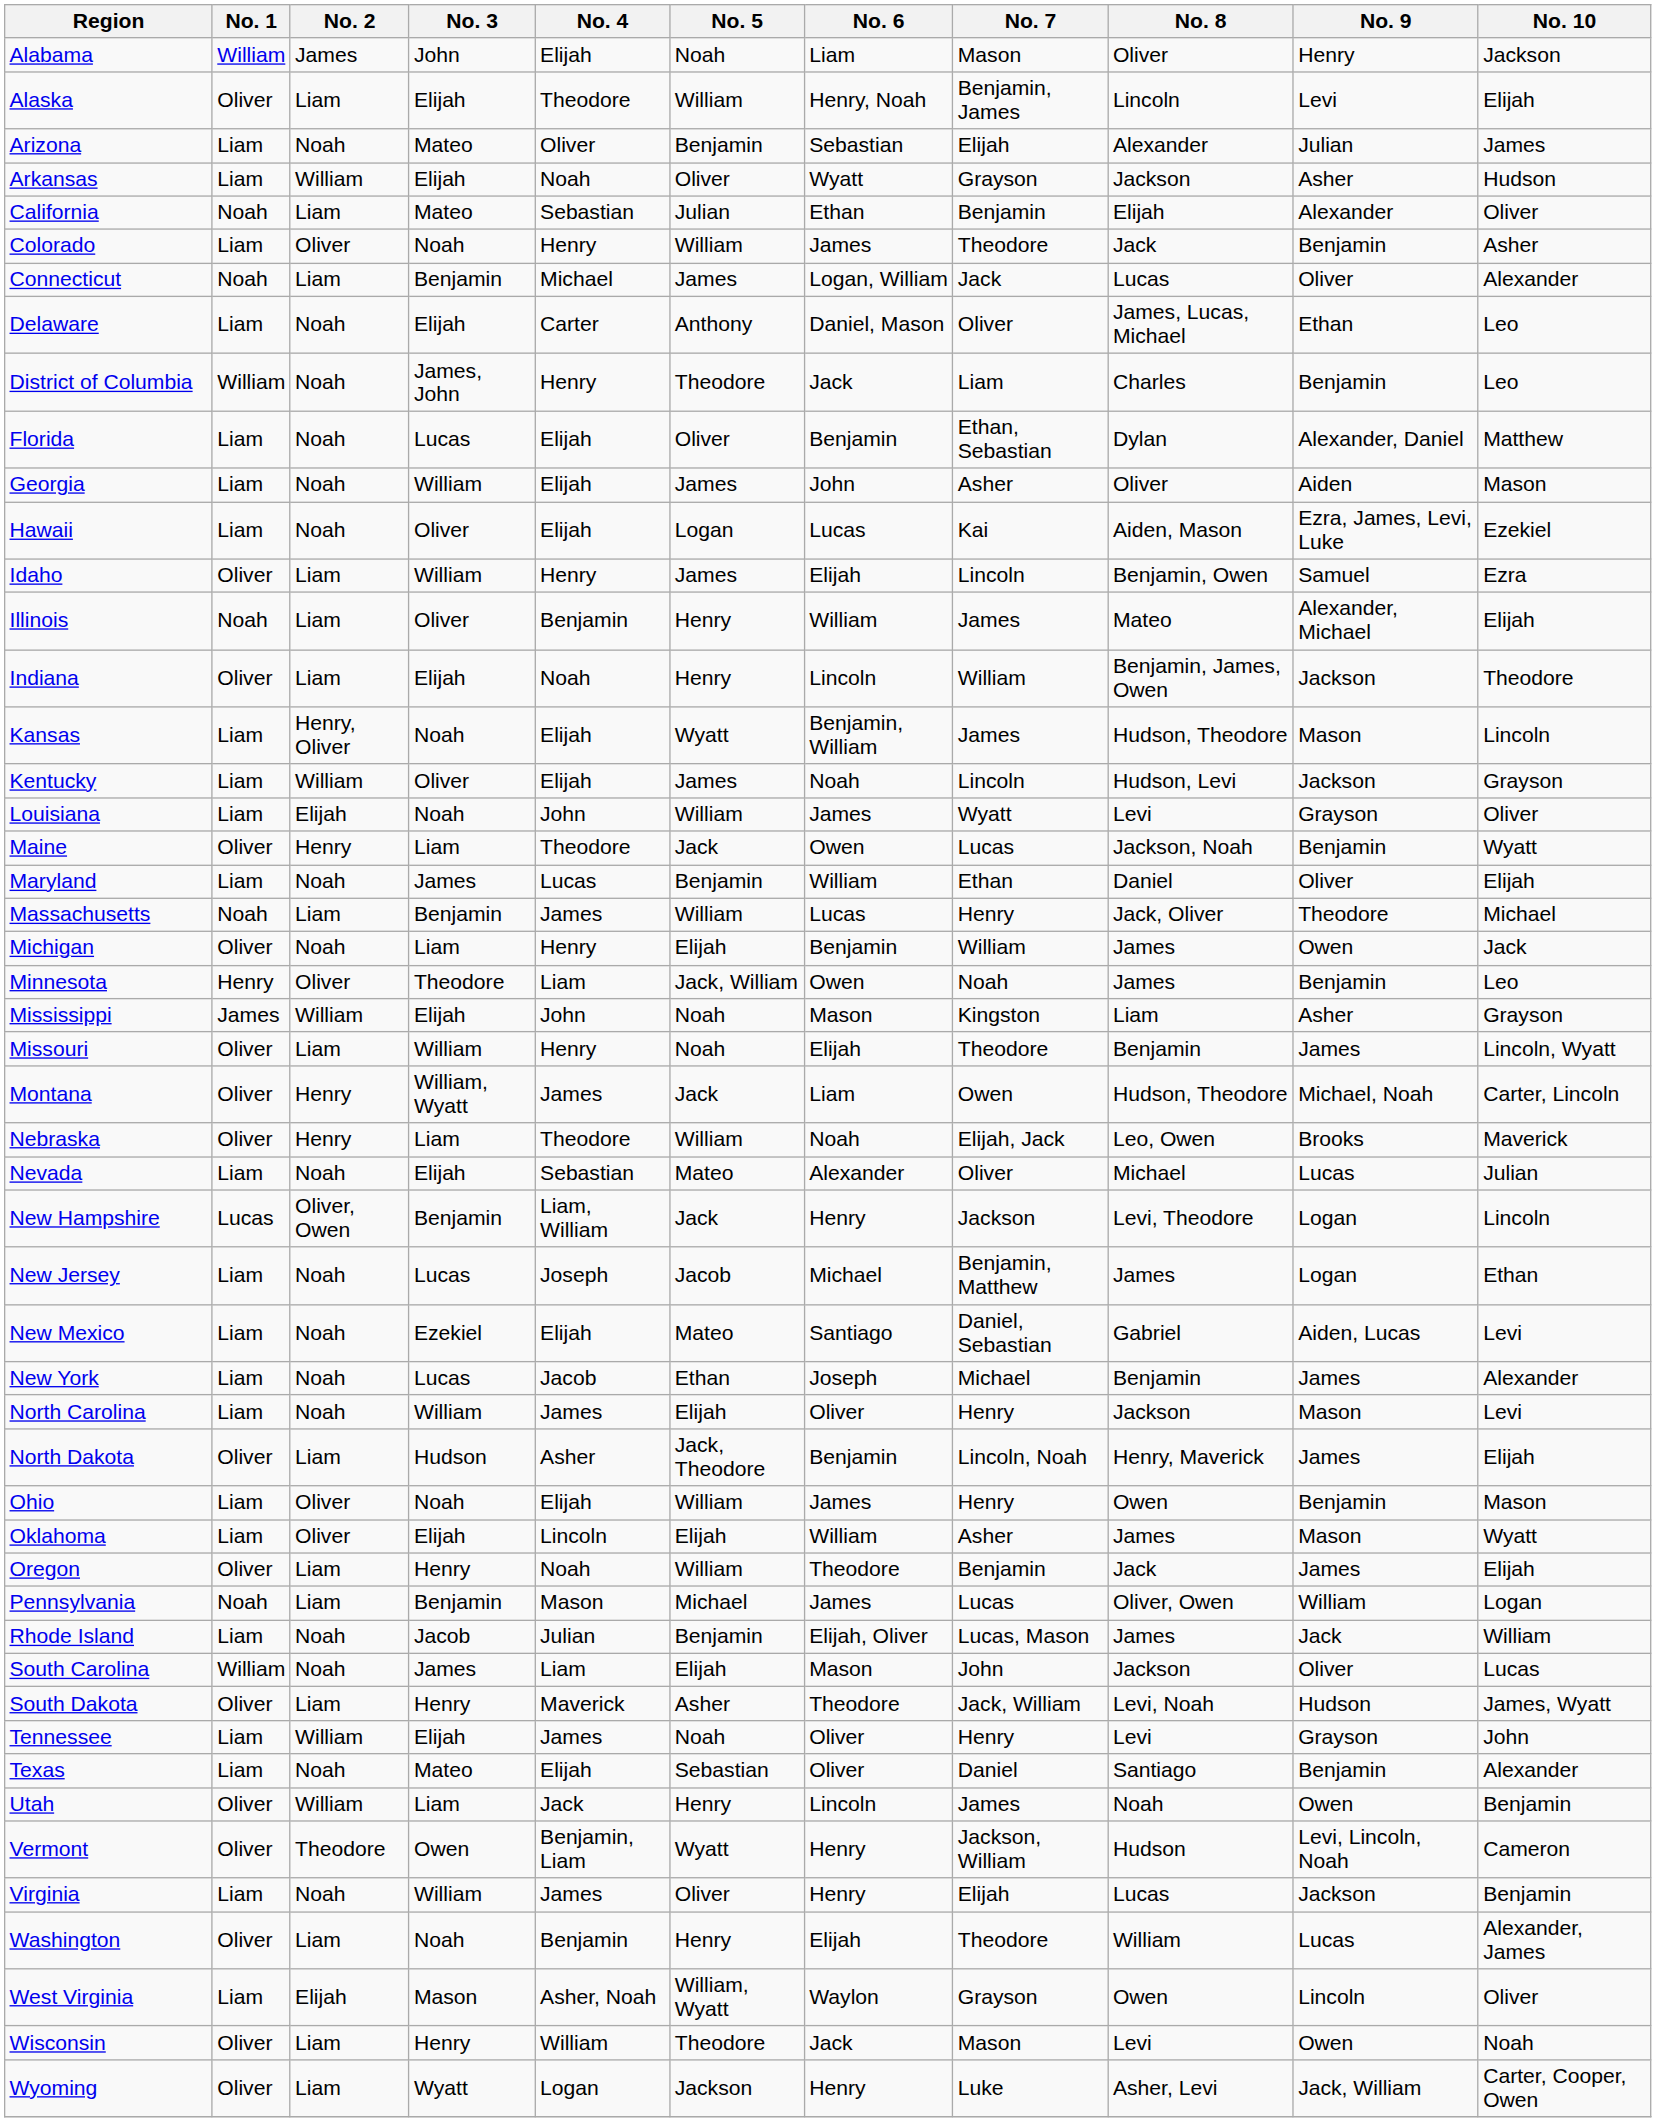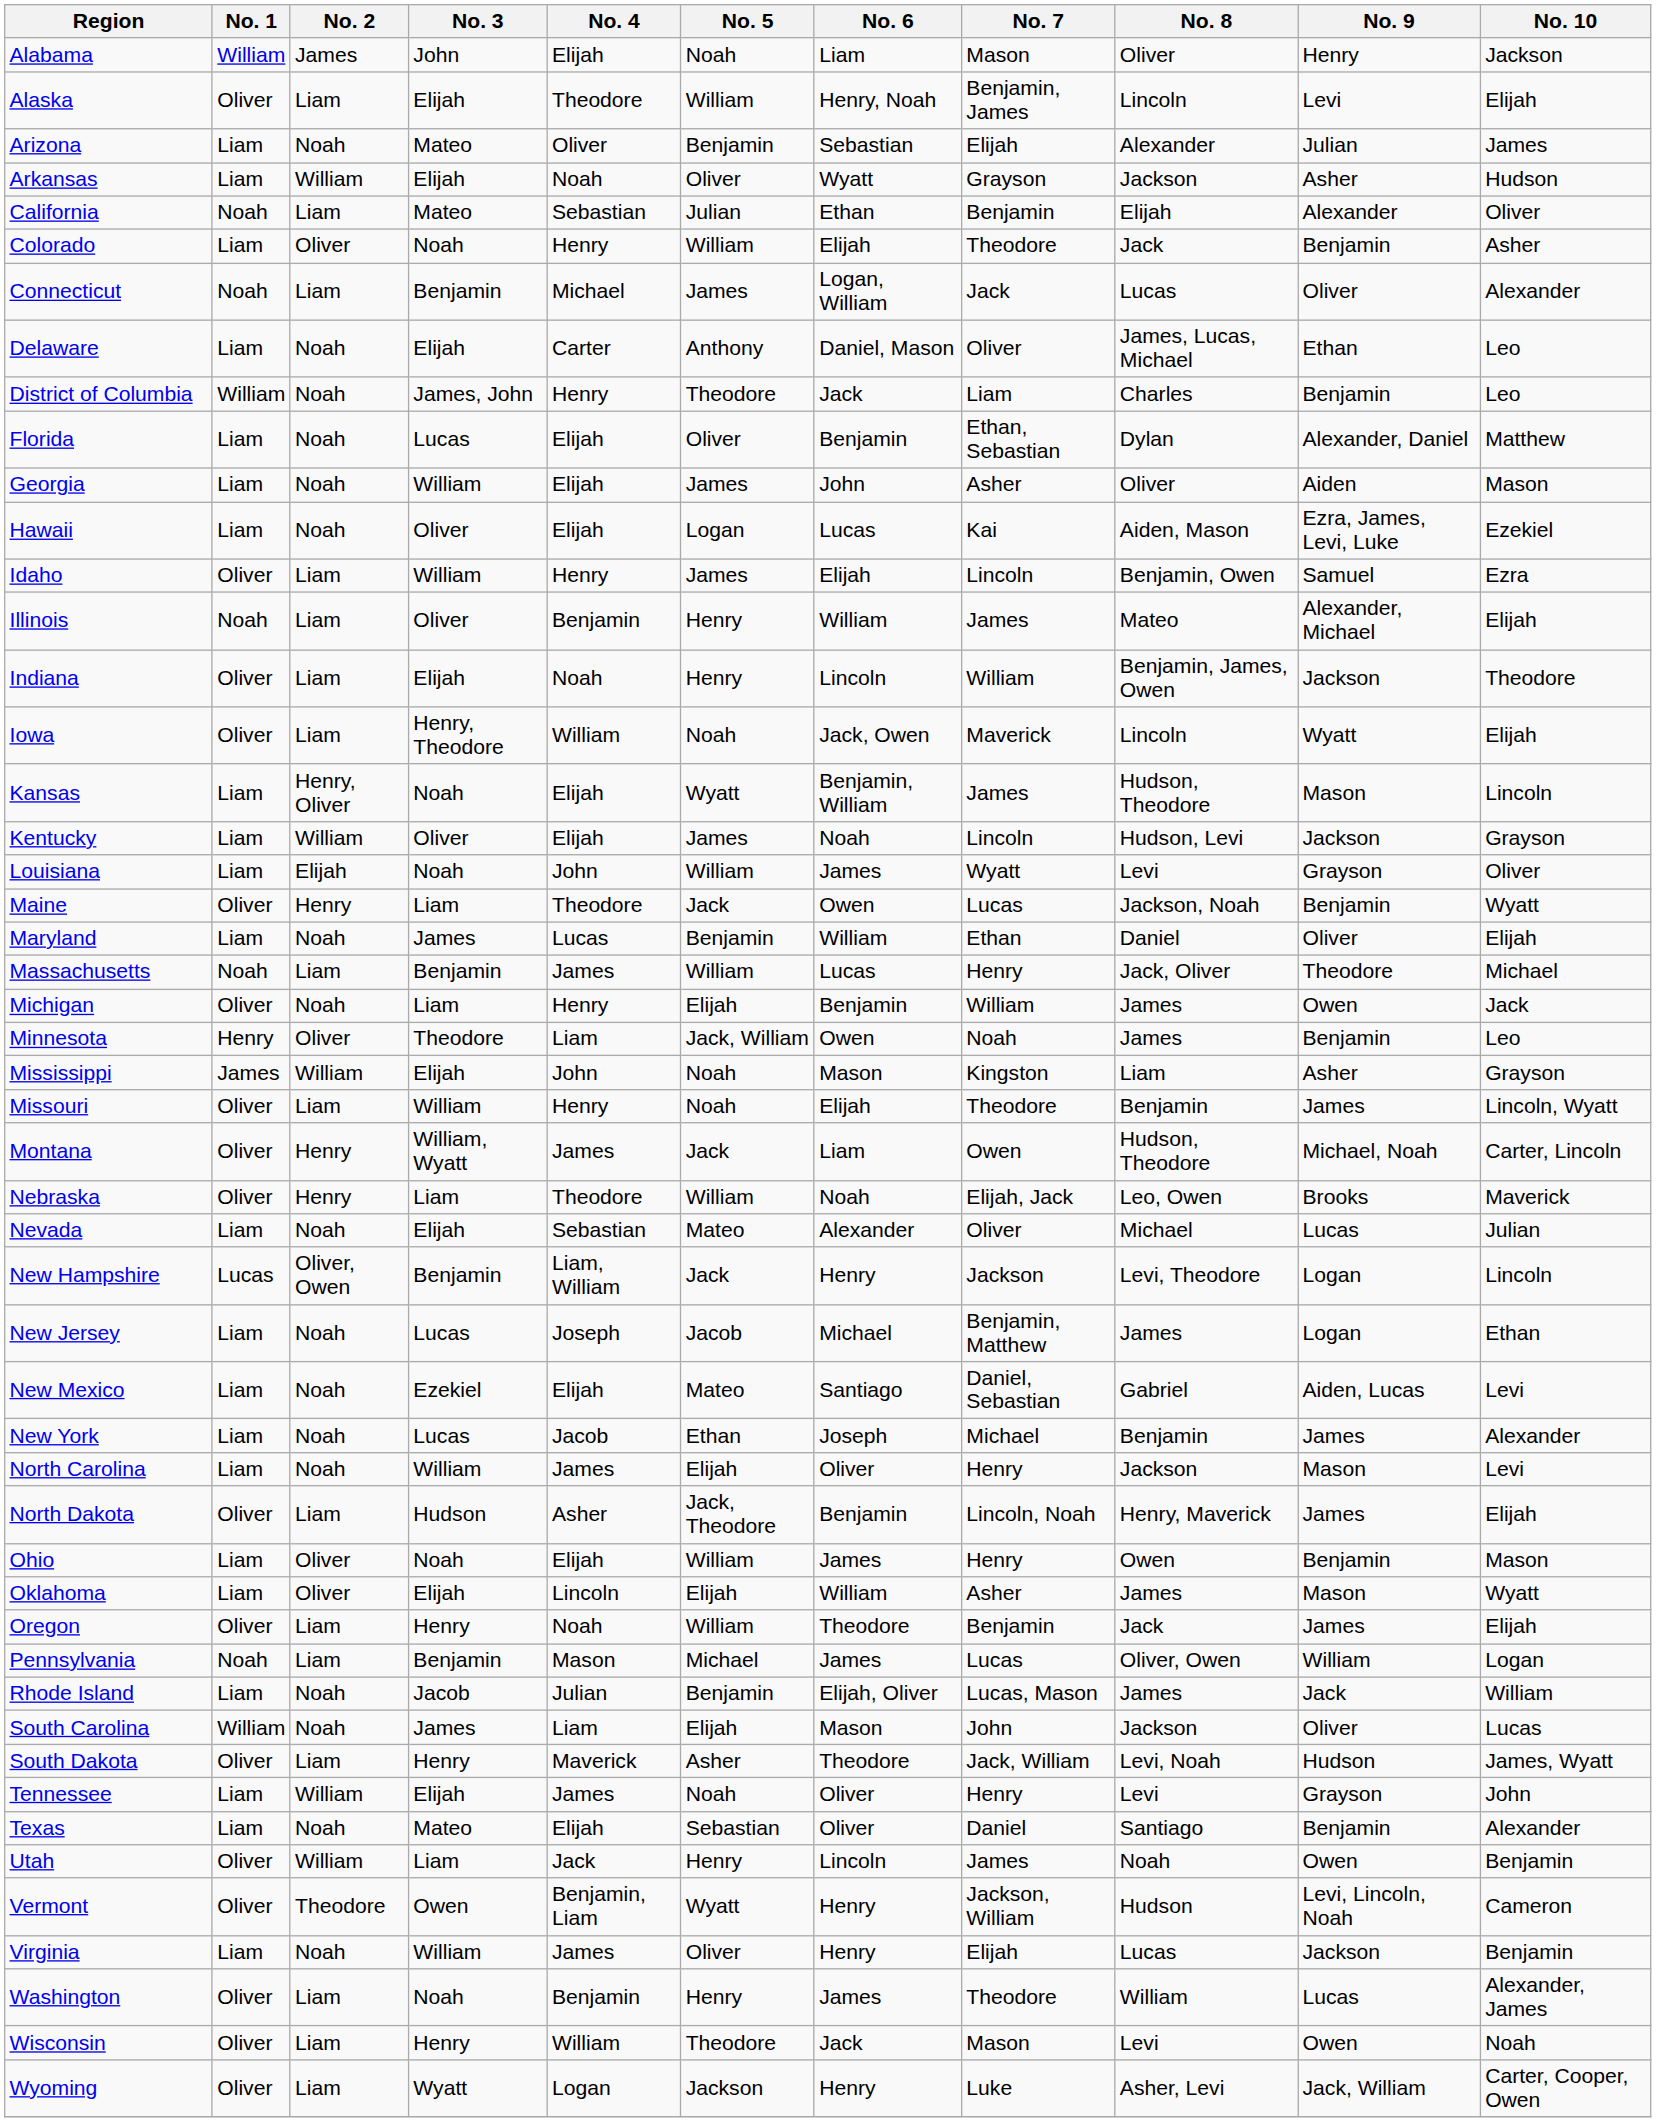(840, 245) James -> (845, 245) Elijah
+ row: (32, 735)
(835, 1940) Elijah -> (850, 1997) James
- row: (71, 1997)
